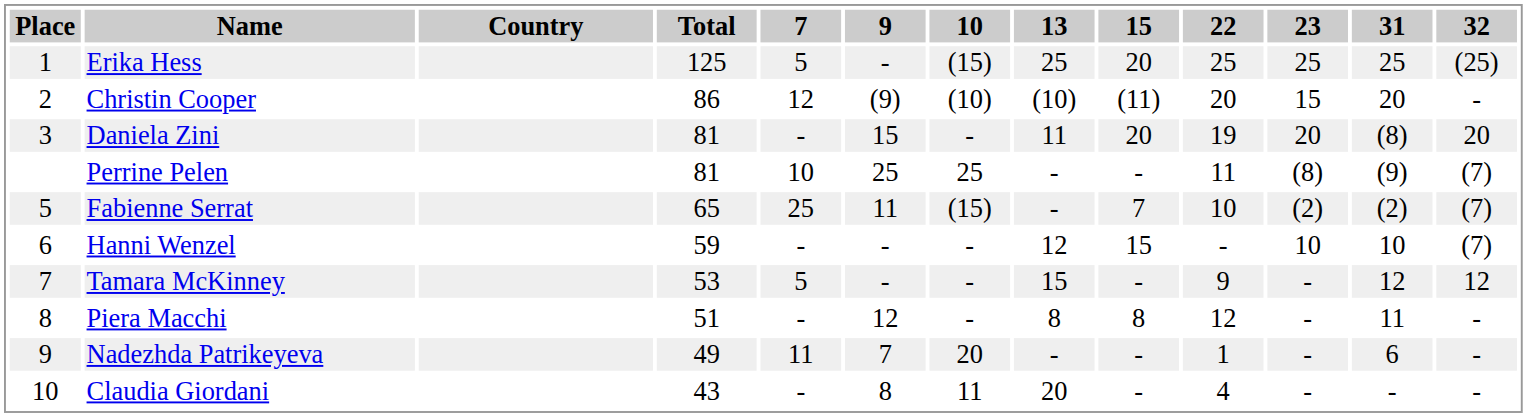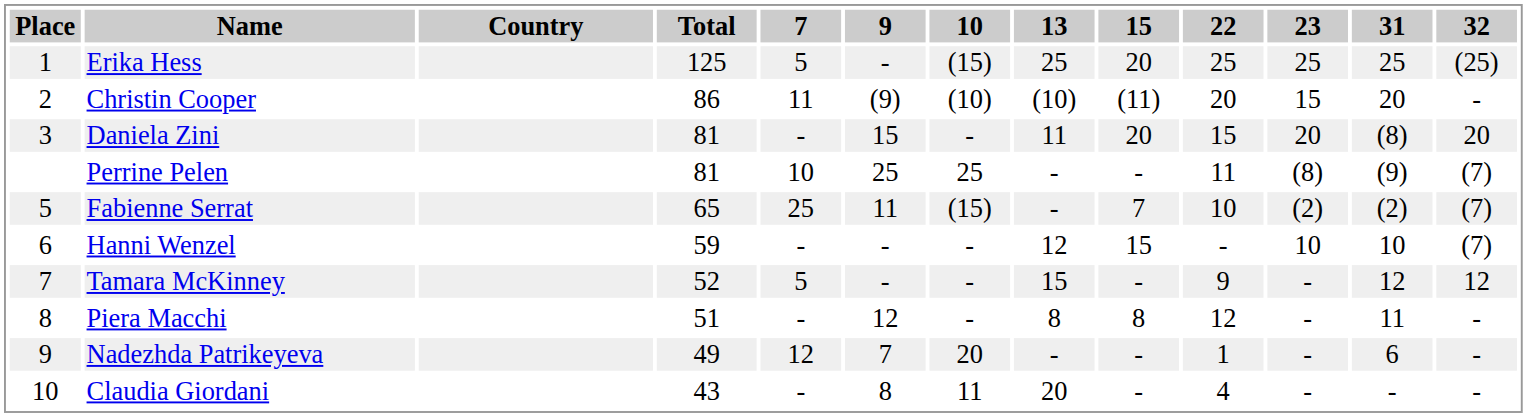(801, 99) 12 -> (801, 99) 11
(1223, 136) 19 -> (1223, 136) 15
(707, 281) 53 -> (707, 281) 52
(801, 354) 11 -> (801, 354) 12
